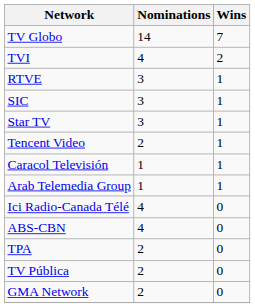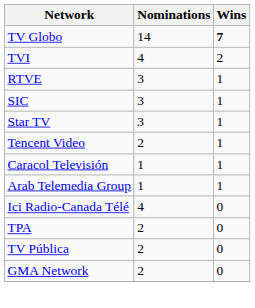(220, 36) normal -> (220, 36) bold
- row: (37, 228)
